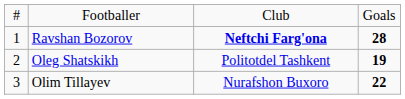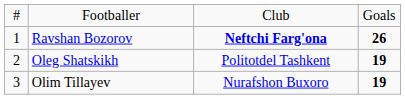(379, 37) 28 -> (379, 37) 26
(379, 82) 22 -> (379, 82) 19
